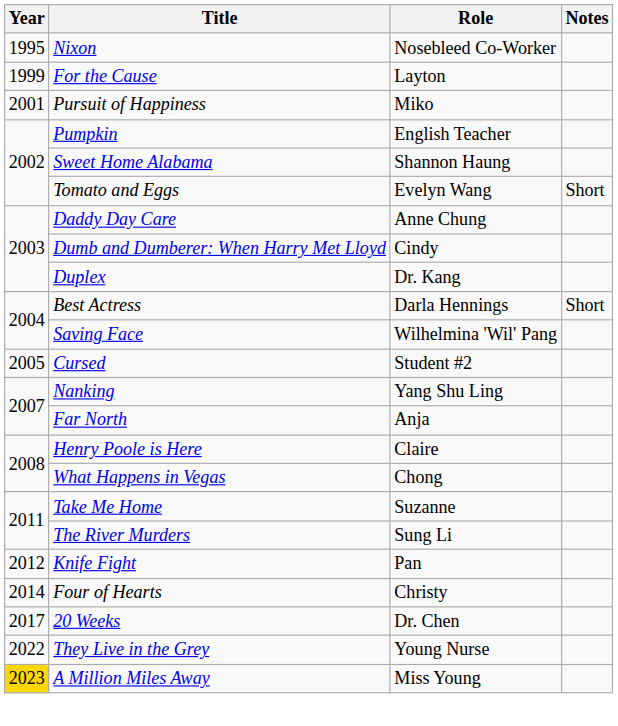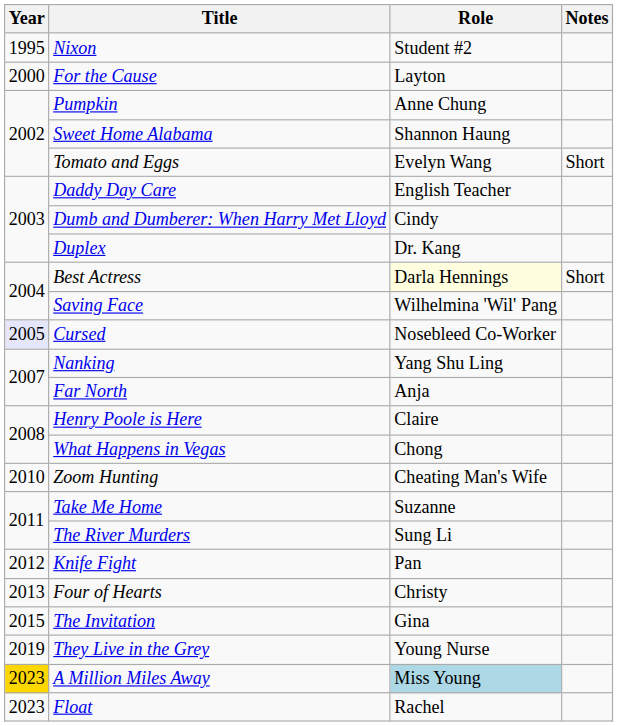(475, 47) Nosebleed Co-Worker -> (433, 47) Student #2
(27, 76) 1999 -> (27, 76) 2000
- row: (130, 104)
(453, 133) English Teacher -> (440, 104) Anne Chung
(440, 219) Anne Chung -> (453, 190) English Teacher
(451, 305) no background -> (451, 276) lightyellow background
(27, 362) no background -> (27, 334) lavender background
(433, 362) Student #2 -> (475, 334) Nosebleed Co-Worker
+ row: (106, 477)
(27, 592) 2014 -> (27, 592) 2013
+ row: (104, 620)
- row: (87, 620)
(27, 649) 2022 -> (27, 649) 2019
(438, 678) no background -> (438, 678) lightblue background
+ row: (73, 707)
